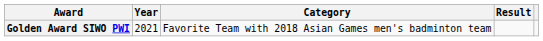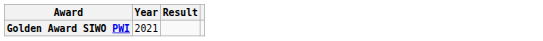- column: (327, 12)
